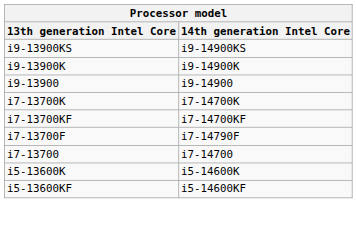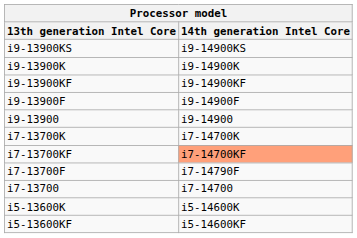+ row: (39, 84)
+ row: (36, 101)
(214, 119) no background -> (214, 154) lightsalmon background
